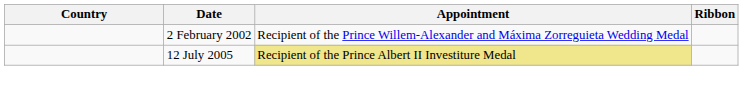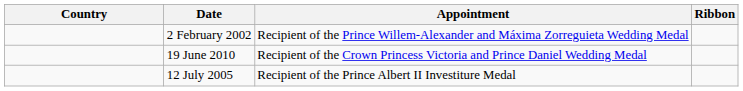+ row: (201, 55)
(387, 55) khaki background -> (387, 75) no background
